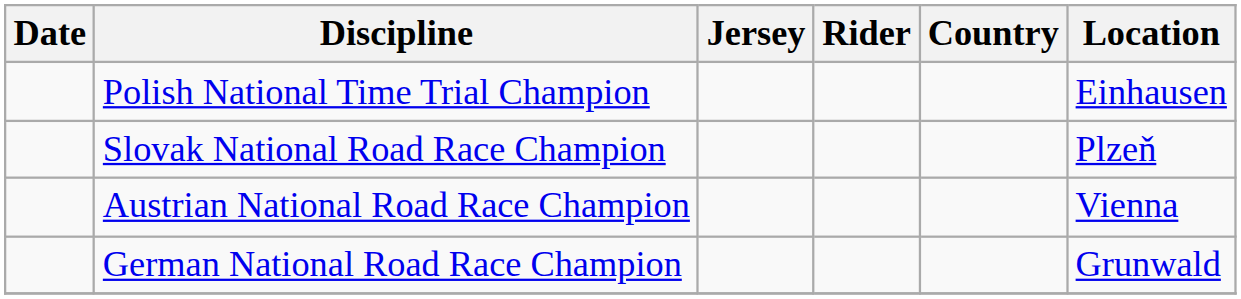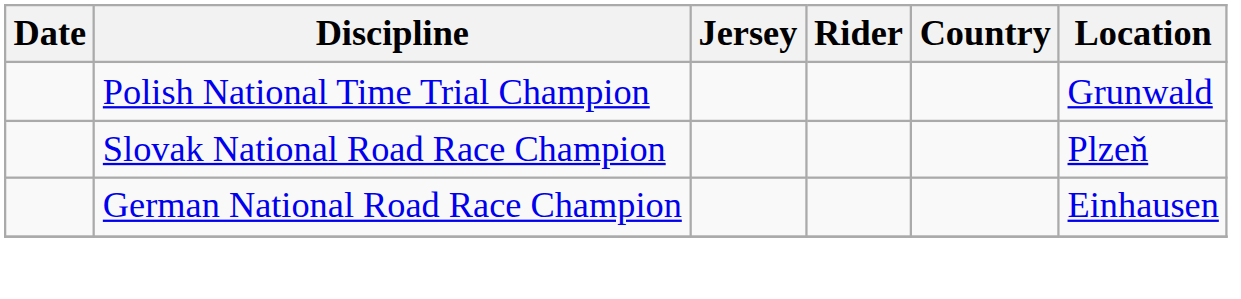(1151, 90) Einhausen -> (1140, 90) Grunwald
- row: (396, 206)
(1148, 263) Grunwald -> (1143, 206) Einhausen
